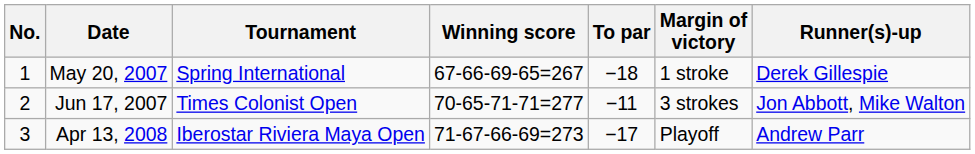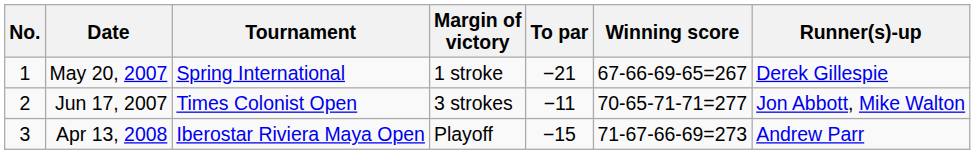columns swapped: (509, 31) <-> (703, 31)
(622, 73) −18 -> (559, 73) −21
(622, 134) −17 -> (559, 134) −15
